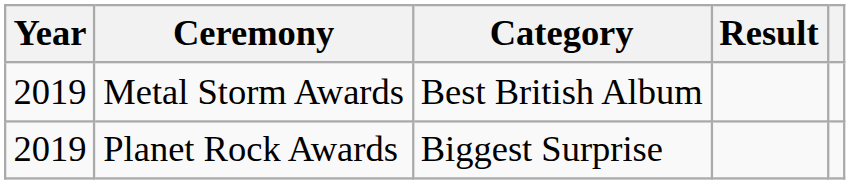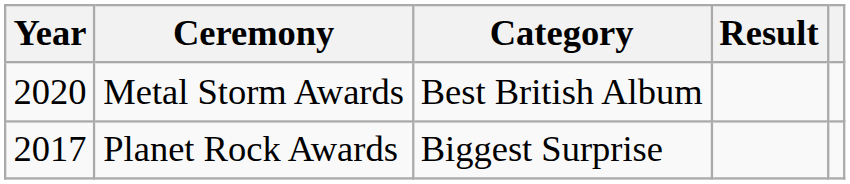(50, 91) 2019 -> (50, 91) 2020
(50, 149) 2019 -> (50, 149) 2017
